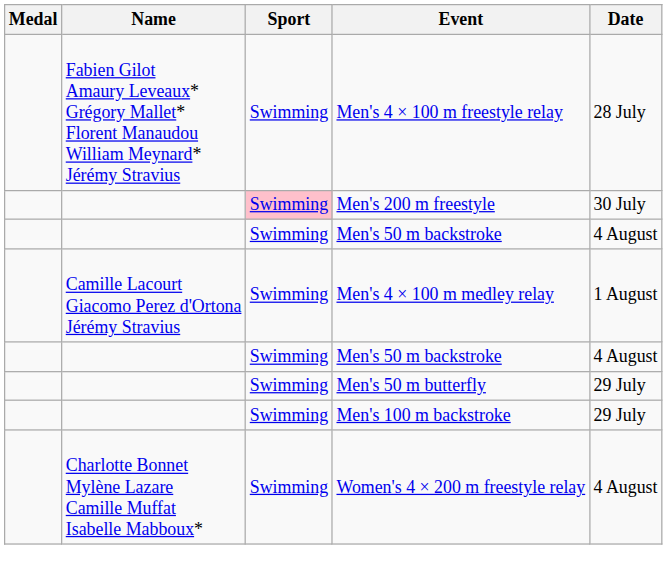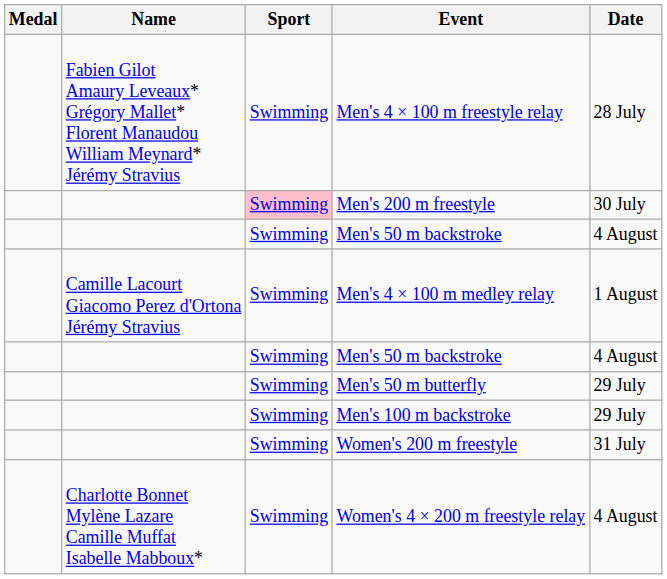+ row: (154, 445)
